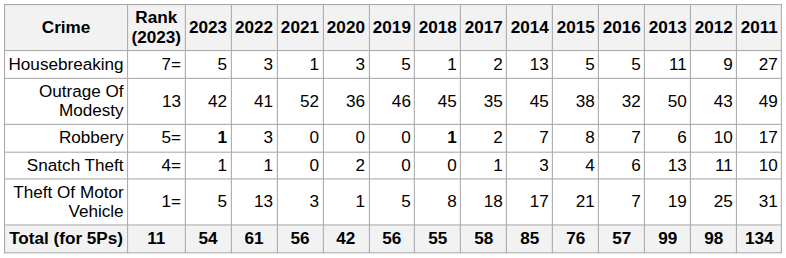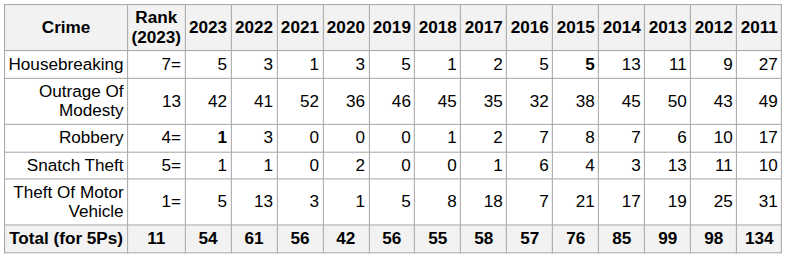columns swapped: (622, 27) <-> (530, 27)
(590, 64) normal -> (590, 64) bold
(171, 138) 5= -> (171, 138) 4=
(452, 138) bold -> (452, 138) normal
(171, 165) 4= -> (171, 165) 5=
